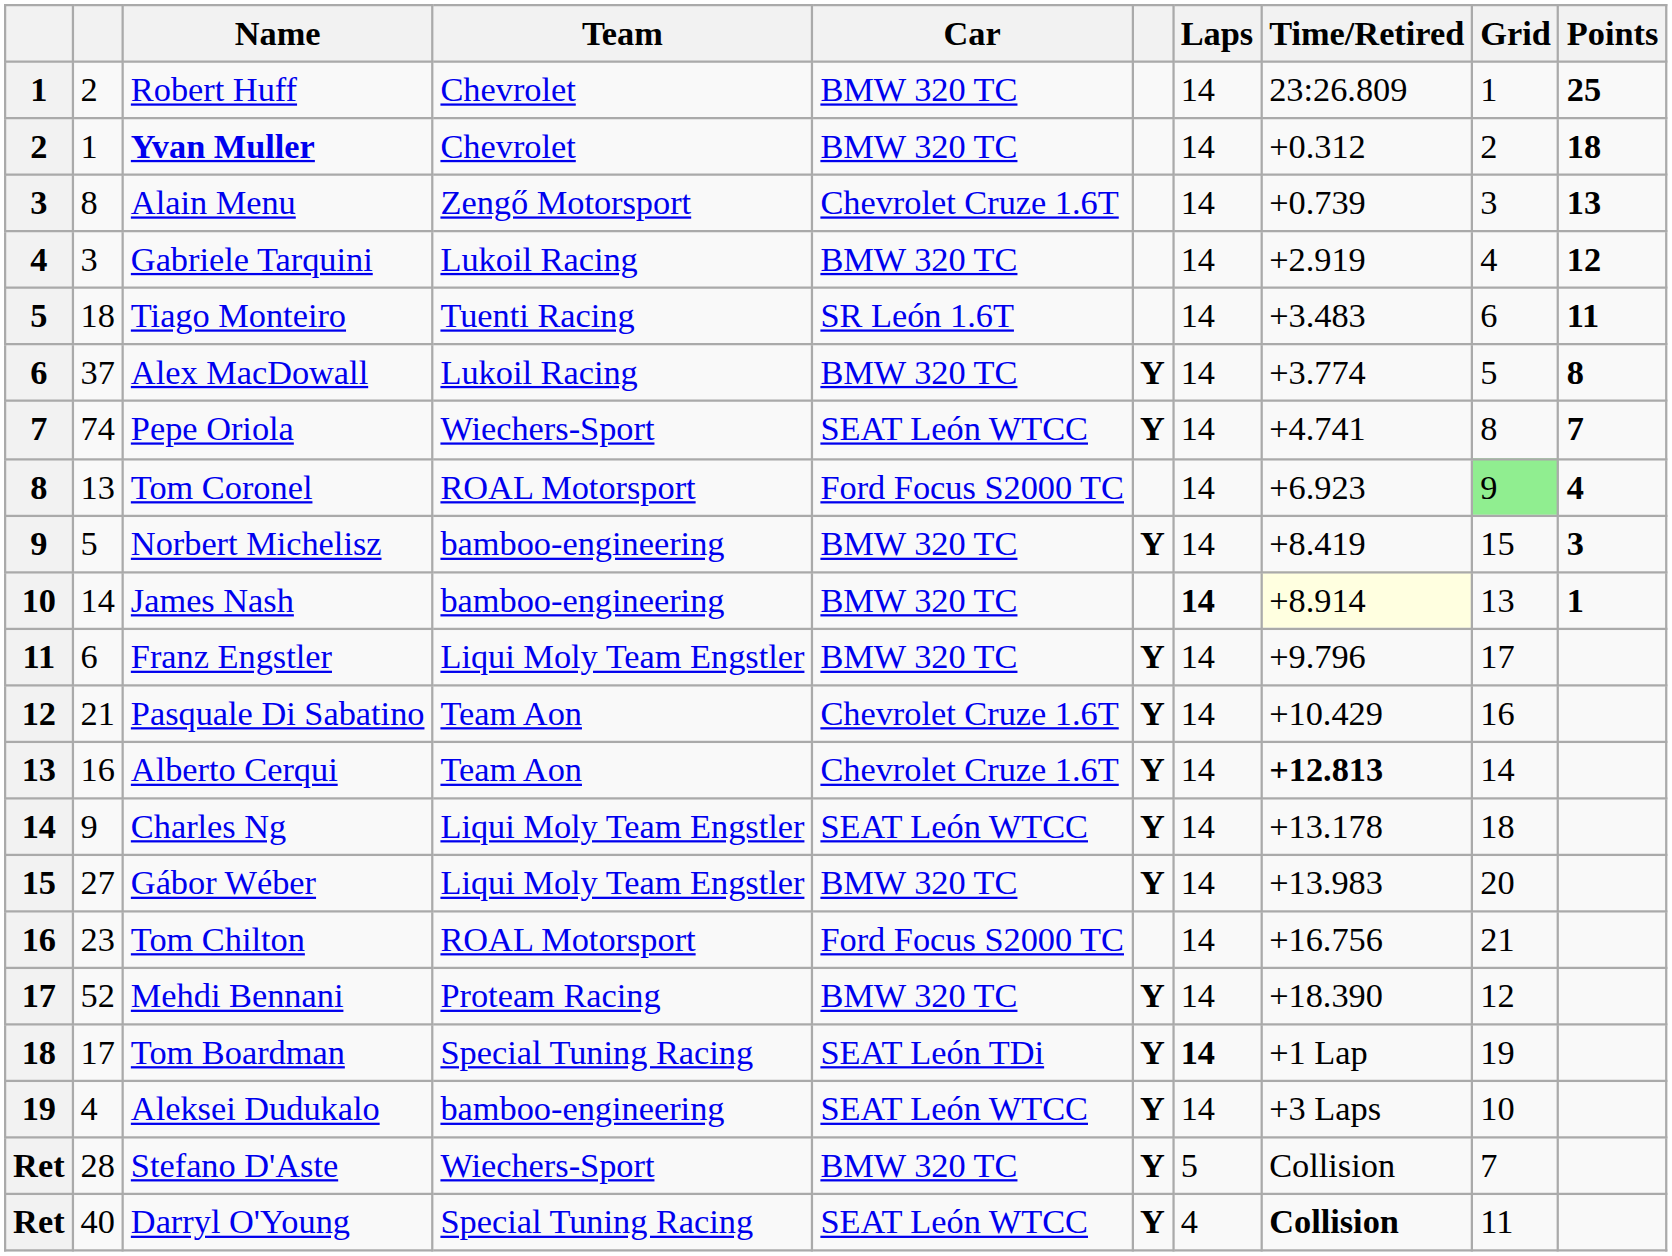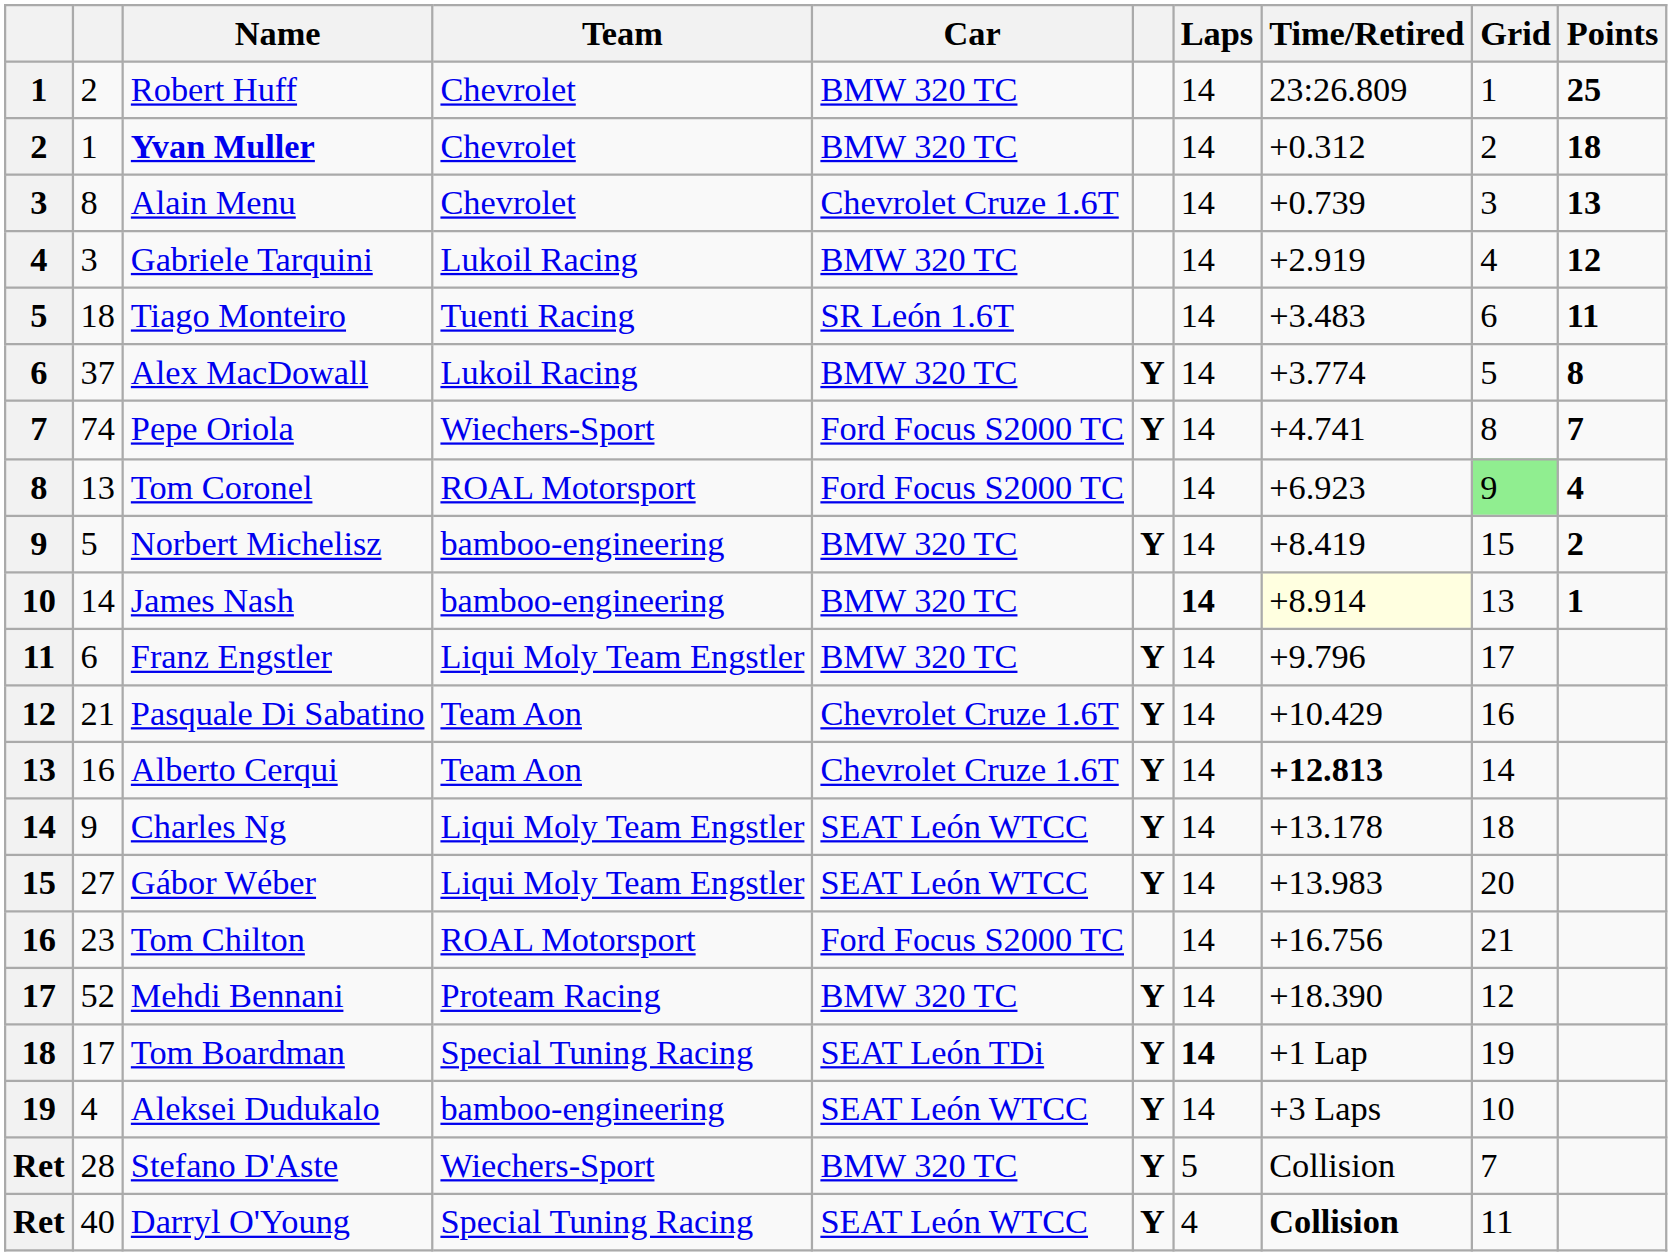(566, 202) Zengő Motorsport -> (508, 202) Chevrolet
(954, 429) SEAT León WTCC -> (972, 429) Ford Focus S2000 TC
(1575, 542) 3 -> (1575, 542) 2
(919, 882) BMW 320 TC -> (954, 882) SEAT León WTCC
